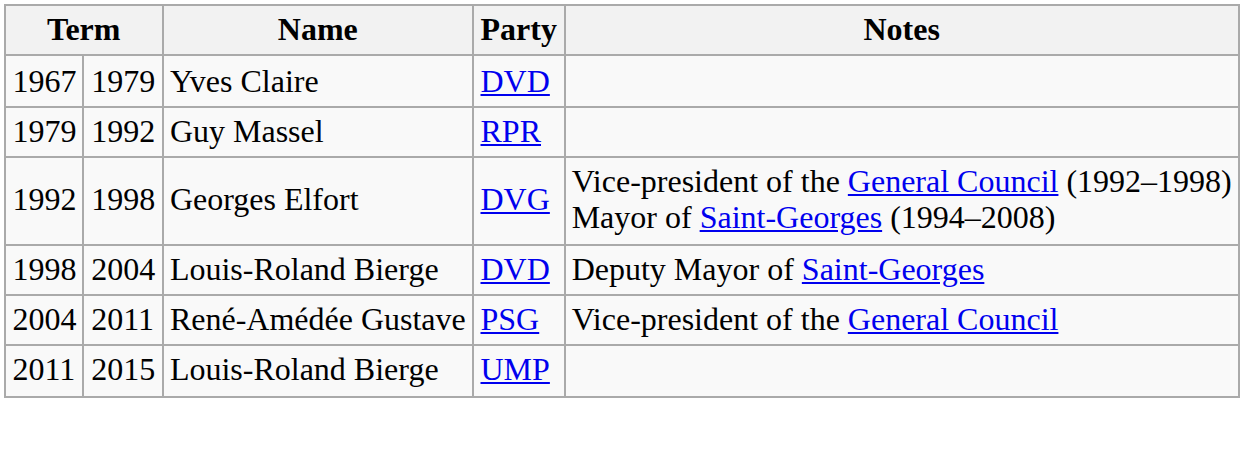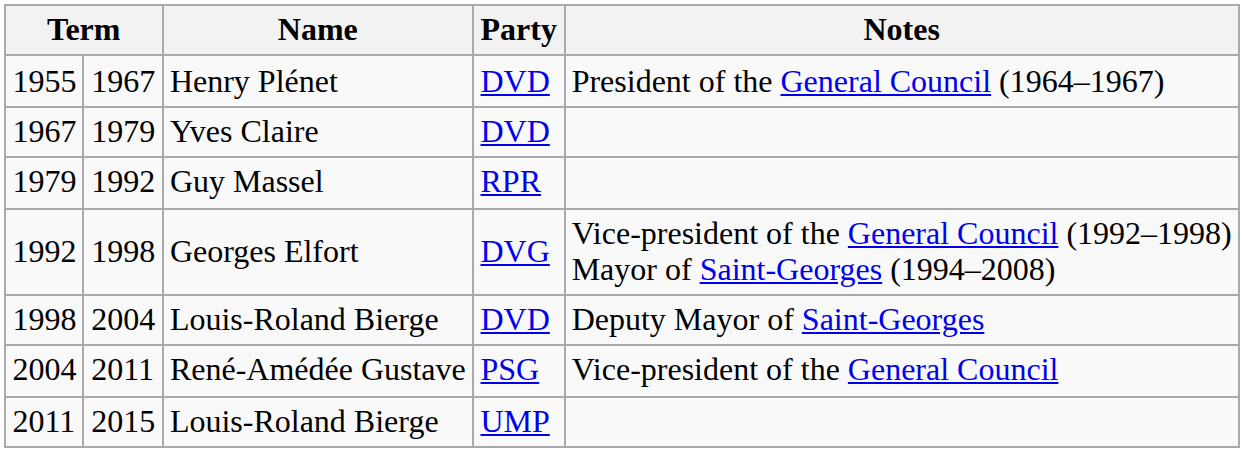+ row: (44, 80)
